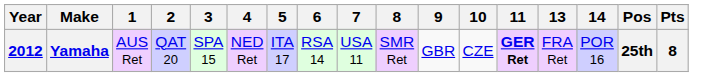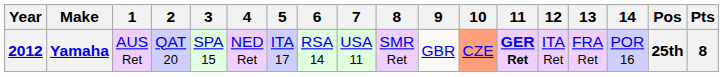+ column: (553, 17)
(478, 50) no background -> (478, 50) lightsalmon background
